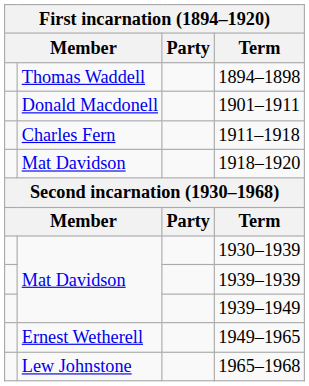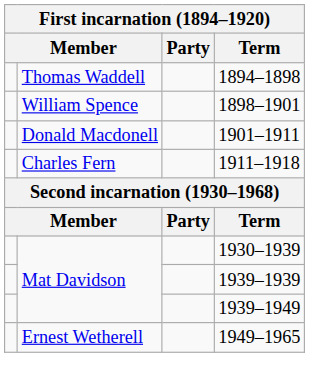+ row: (259, 105)
- row: (259, 163)
- row: (259, 366)
